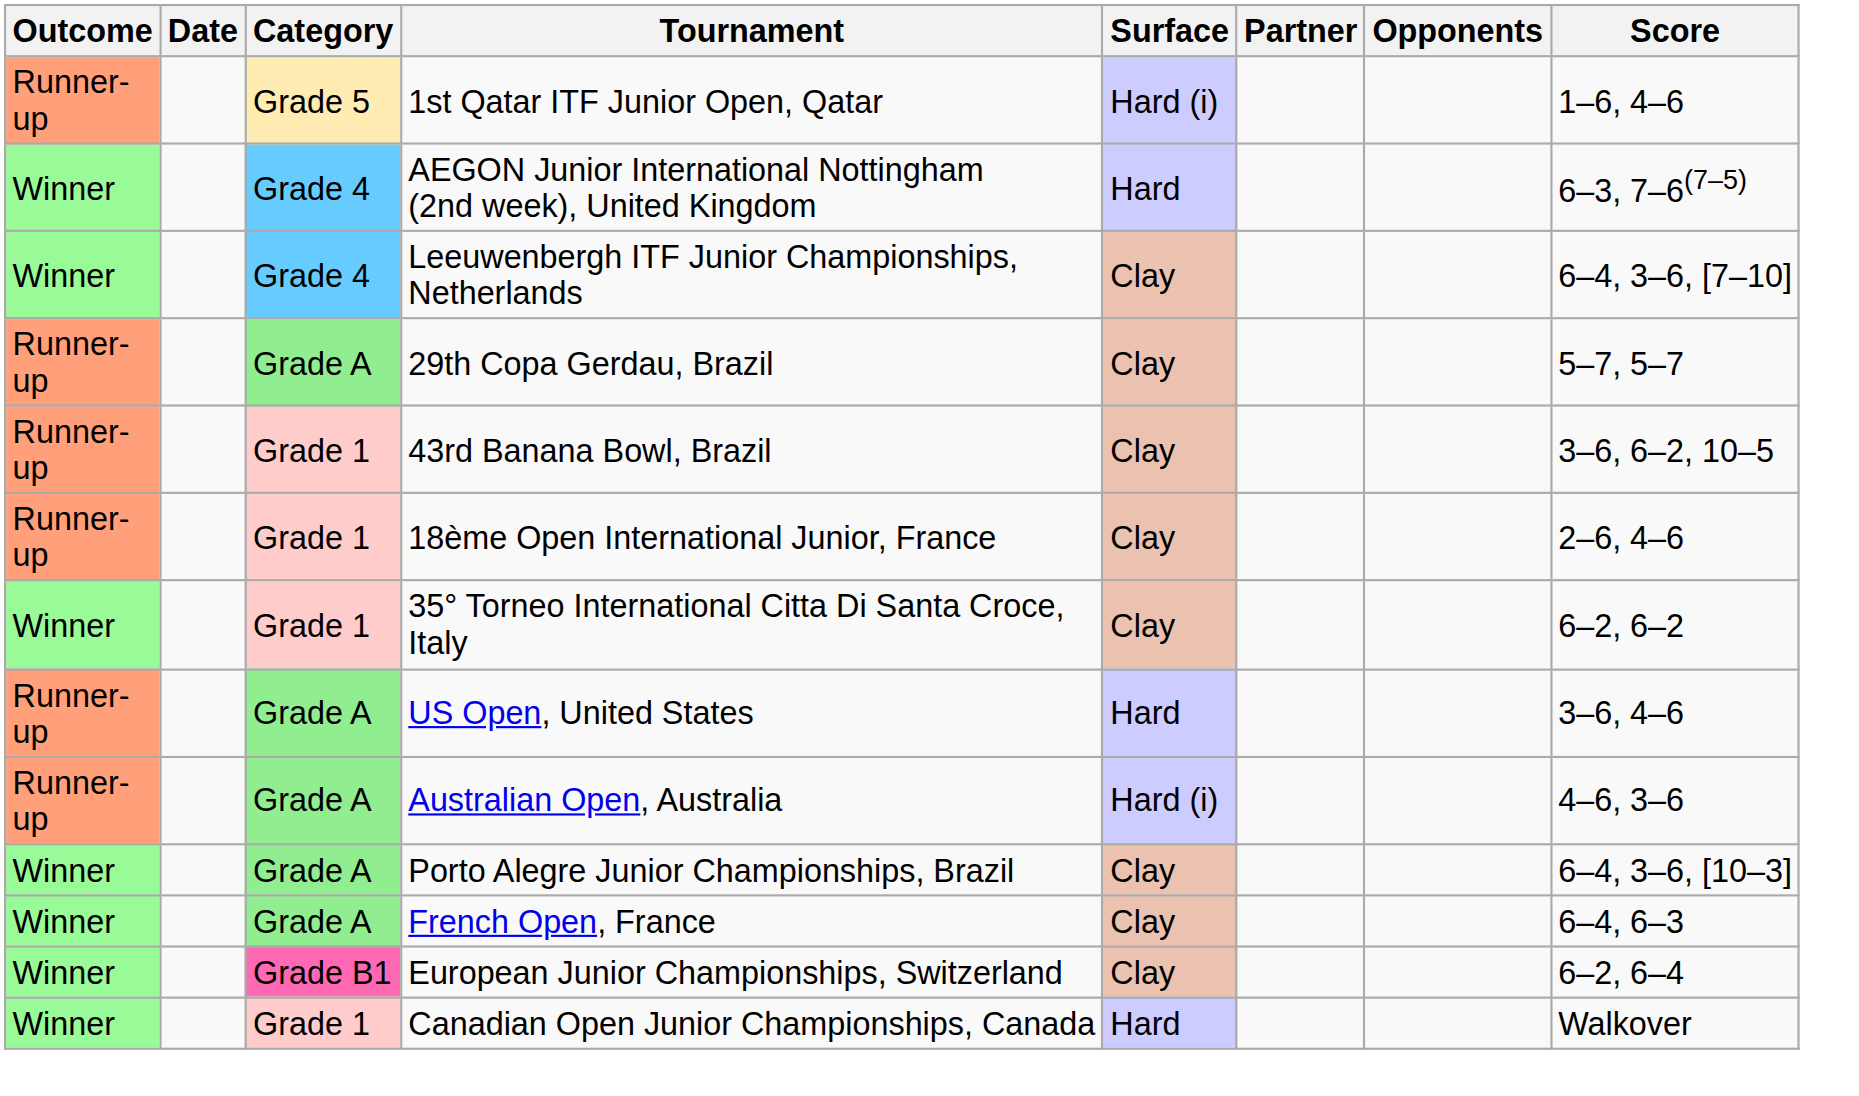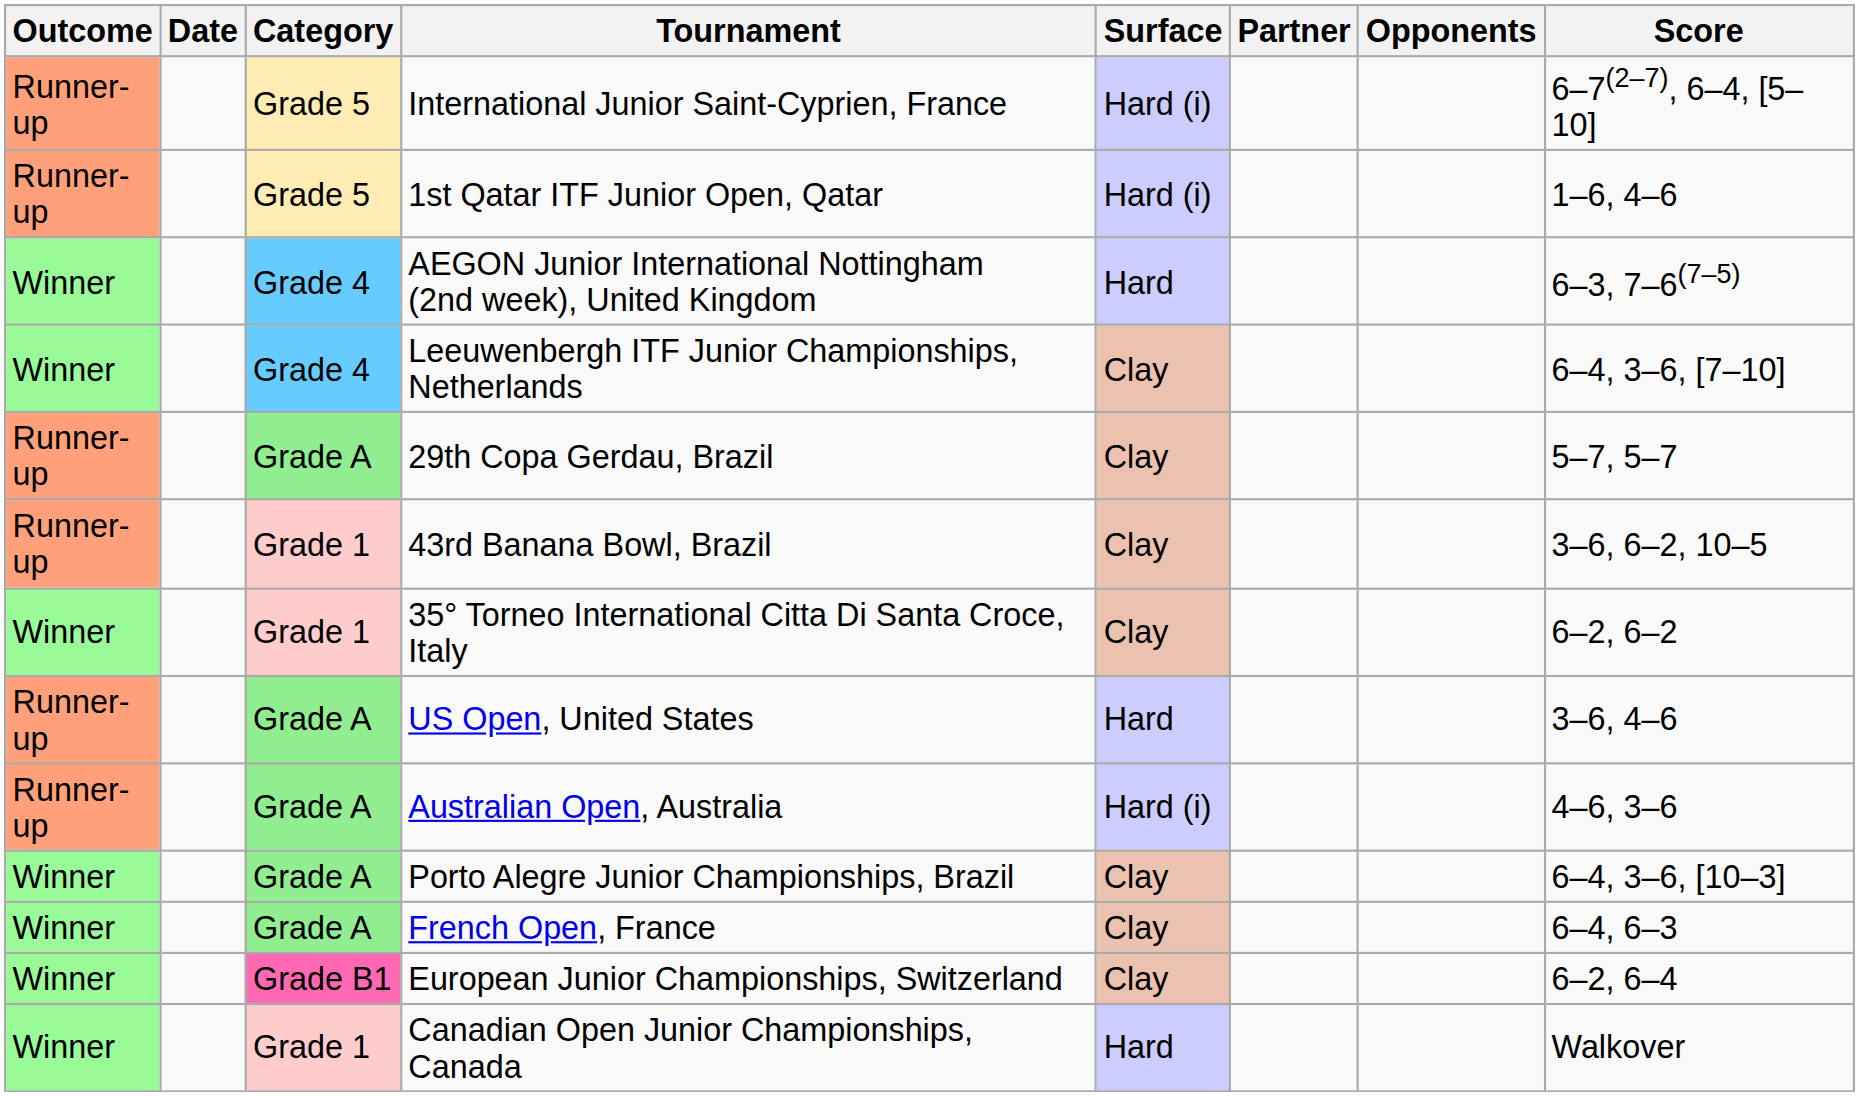+ row: (708, 103)
- row: (702, 538)
